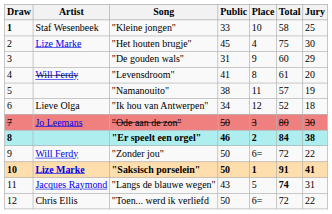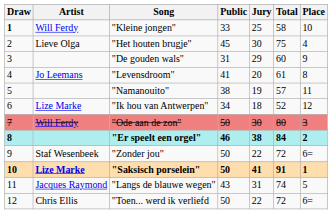columns swapped: (315, 12) <-> (263, 12)
(67, 28) Staf Wesenbeek -> (57, 28) Will Ferdy
(58, 43) Lize Marke -> (58, 43) Lieve Olga
(57, 75) Will Ferdy -> (59, 75) Jo Leemans
(58, 106) Lieve Olga -> (58, 106) Lize Marke
(59, 122) Jo Leemans -> (57, 122) Will Ferdy
(57, 153) Will Ferdy -> (67, 153) Staf Wesenbeek
(284, 185) bold -> (281, 185) normal
